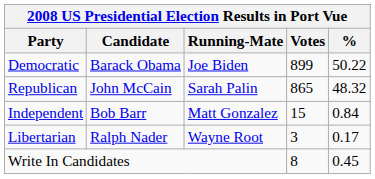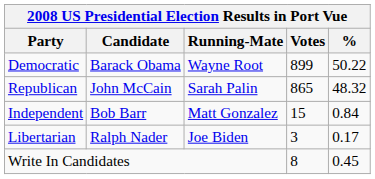(218, 64) Joe Biden -> (225, 64) Wayne Root
(225, 137) Wayne Root -> (218, 137) Joe Biden
